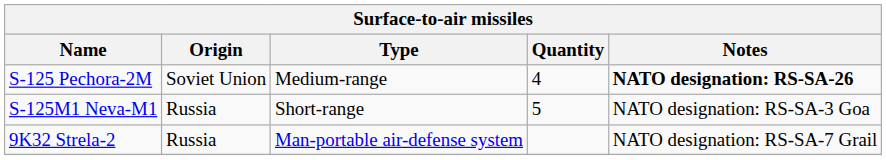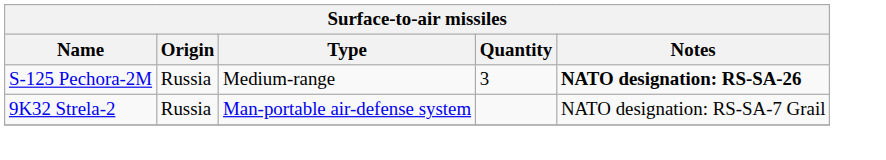(216, 79) Soviet Union -> (186, 79) Russia
(536, 79) 4 -> (485, 79) 3
- row: (83, 109)
